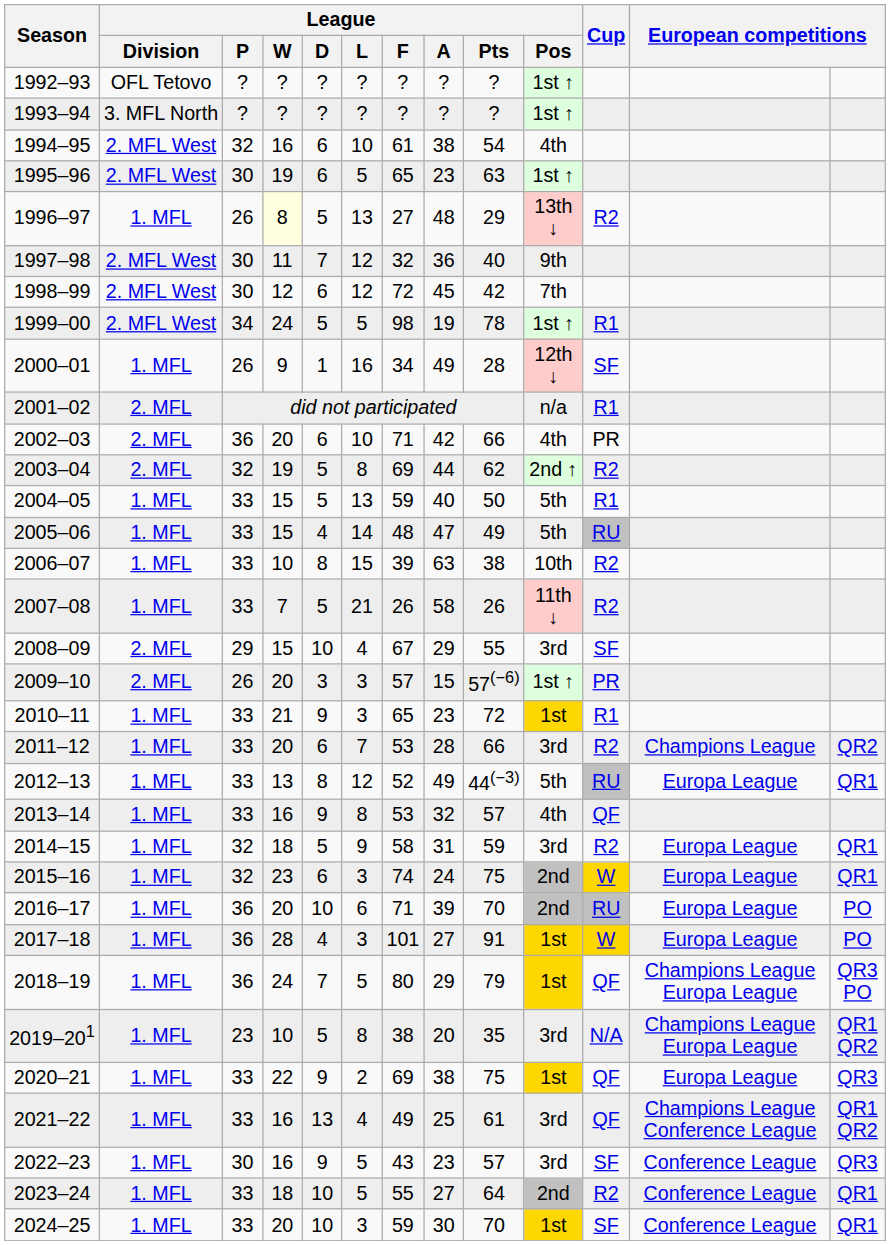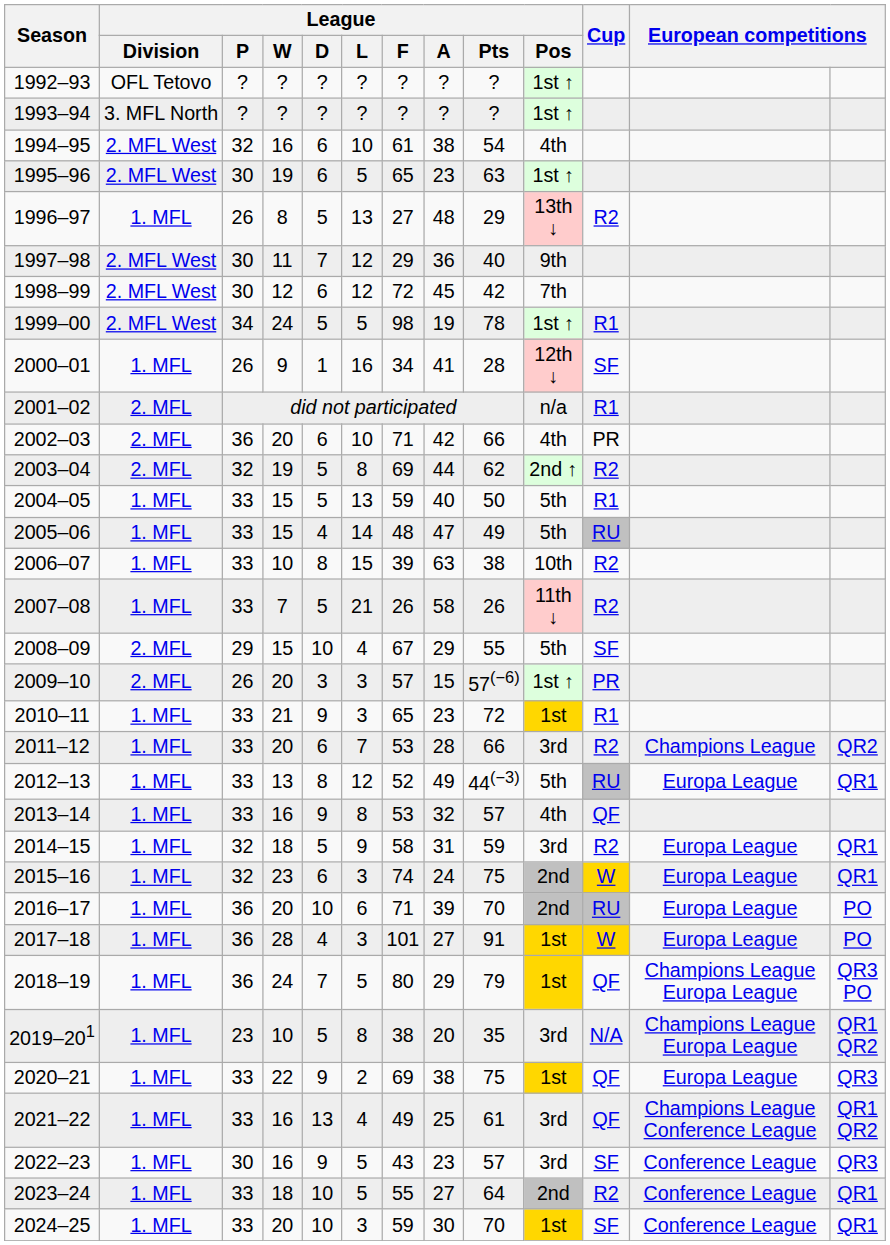(282, 218) lightyellow background -> (282, 218) no background
(403, 260) 32 -> (403, 260) 29
(444, 365) 49 -> (444, 365) 41
(553, 648) 3rd -> (553, 648) 5th
